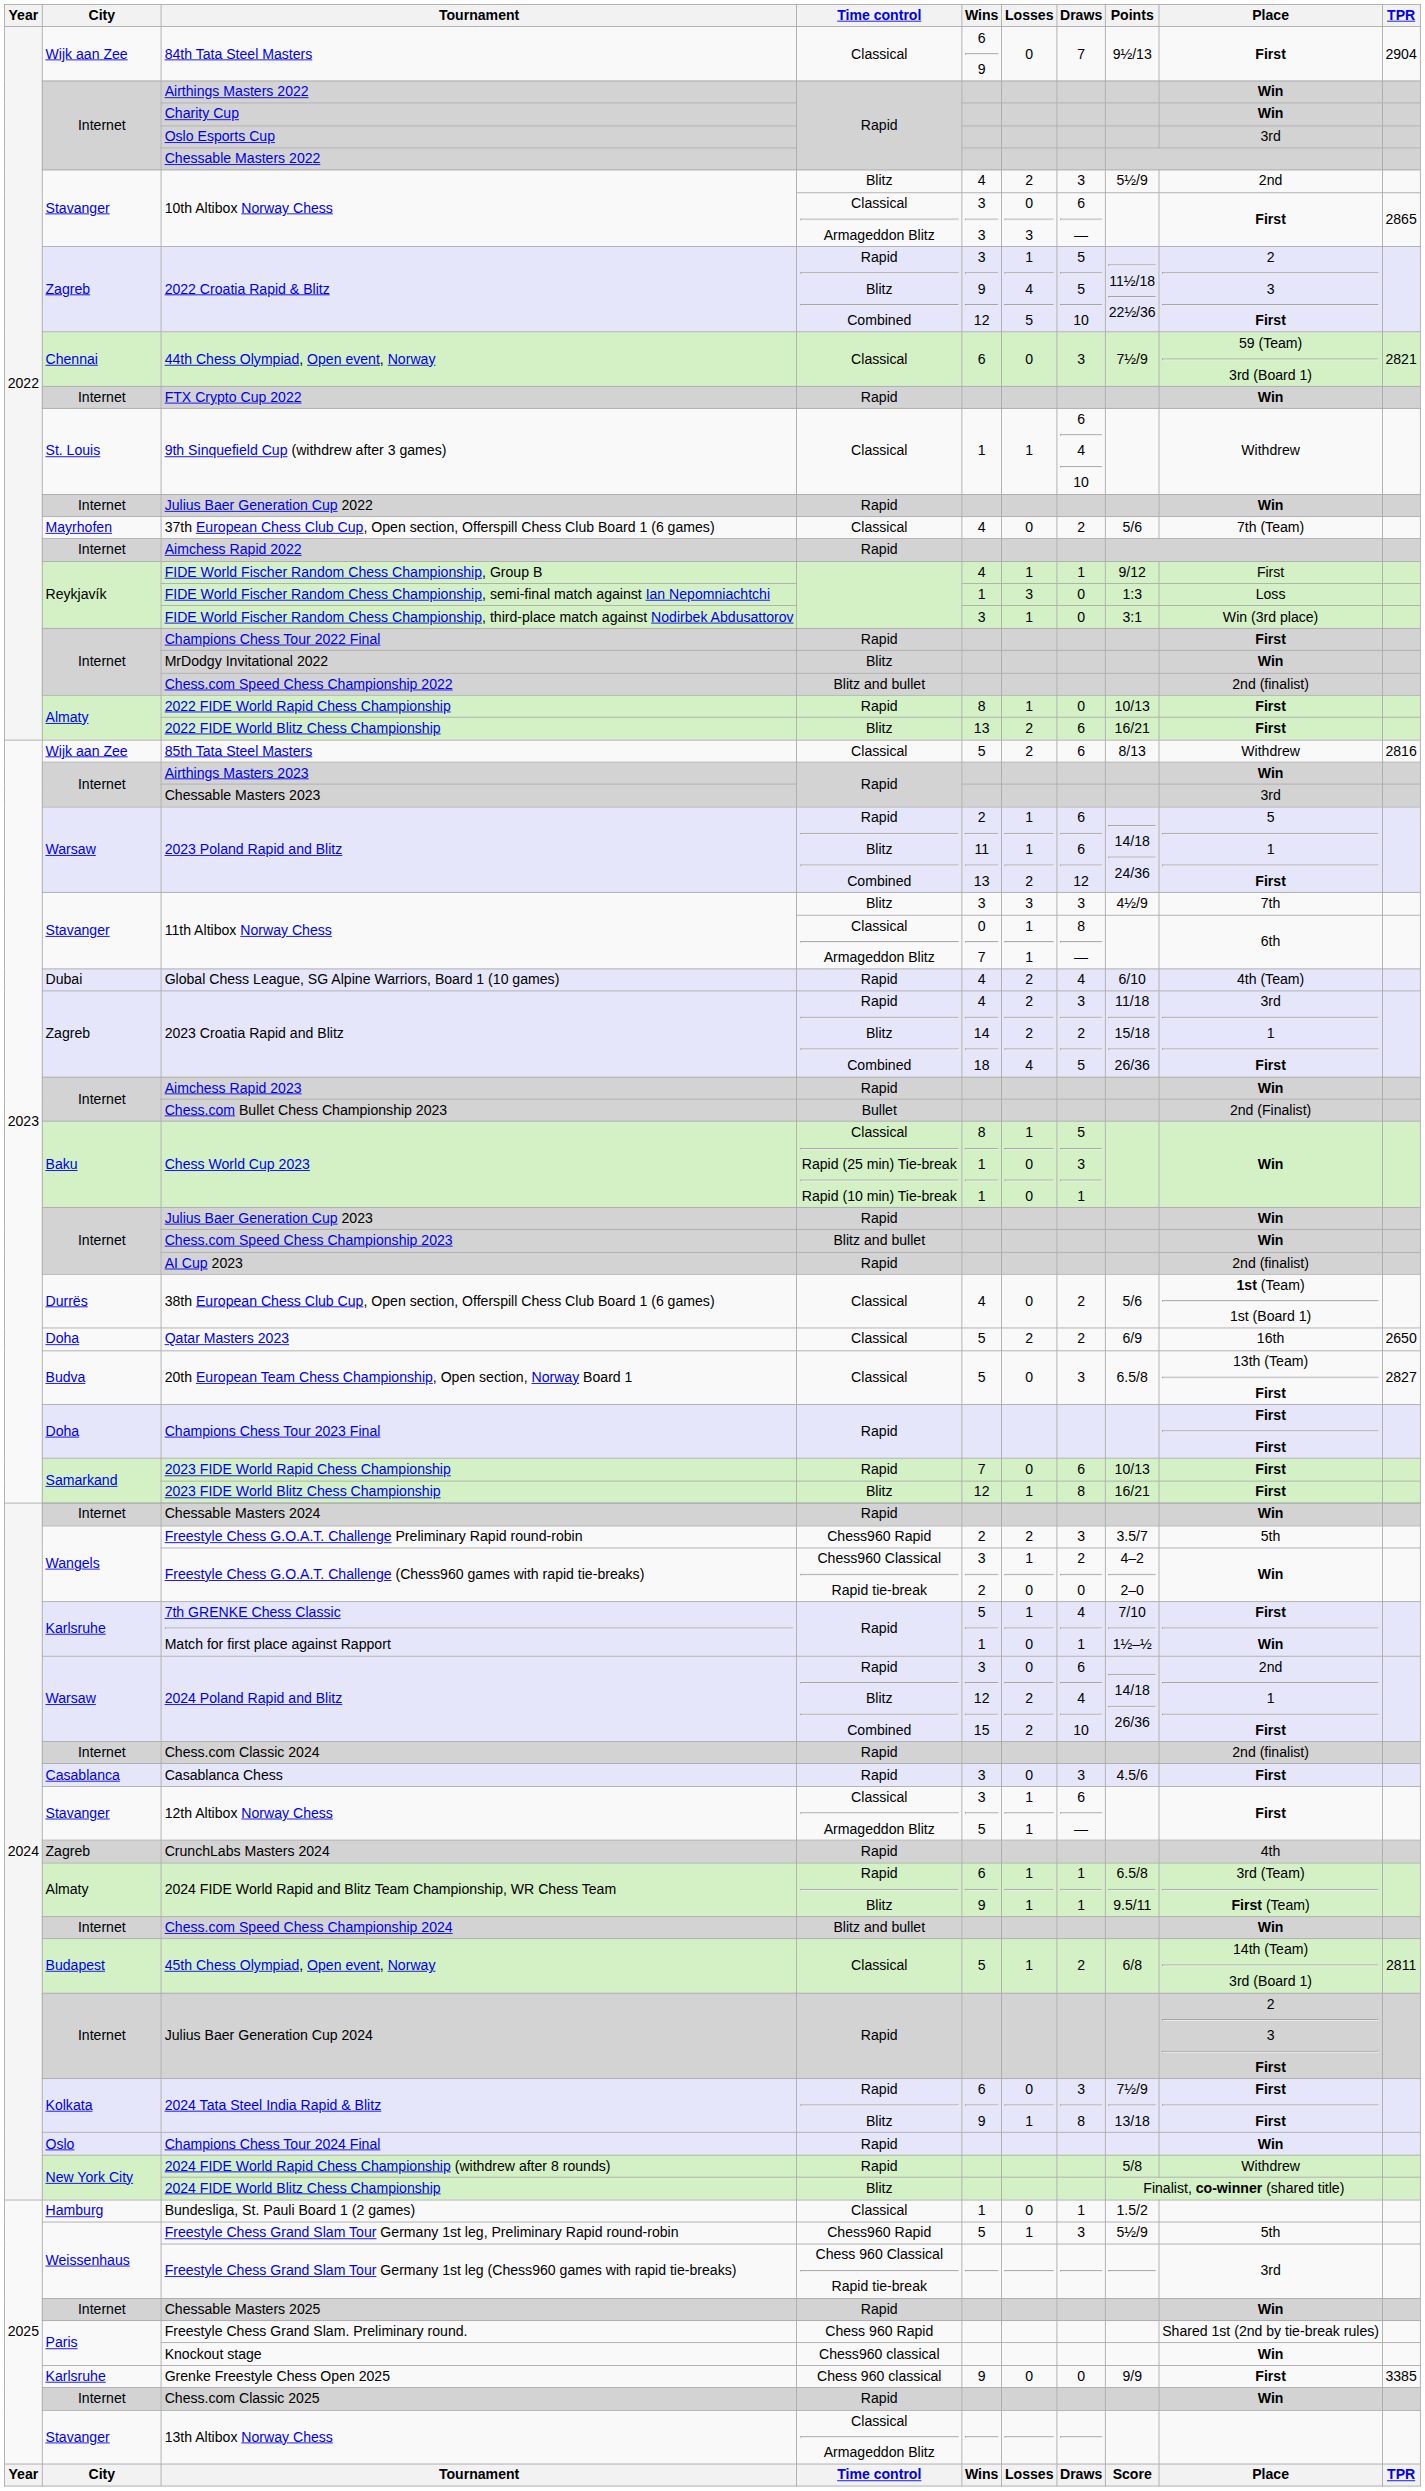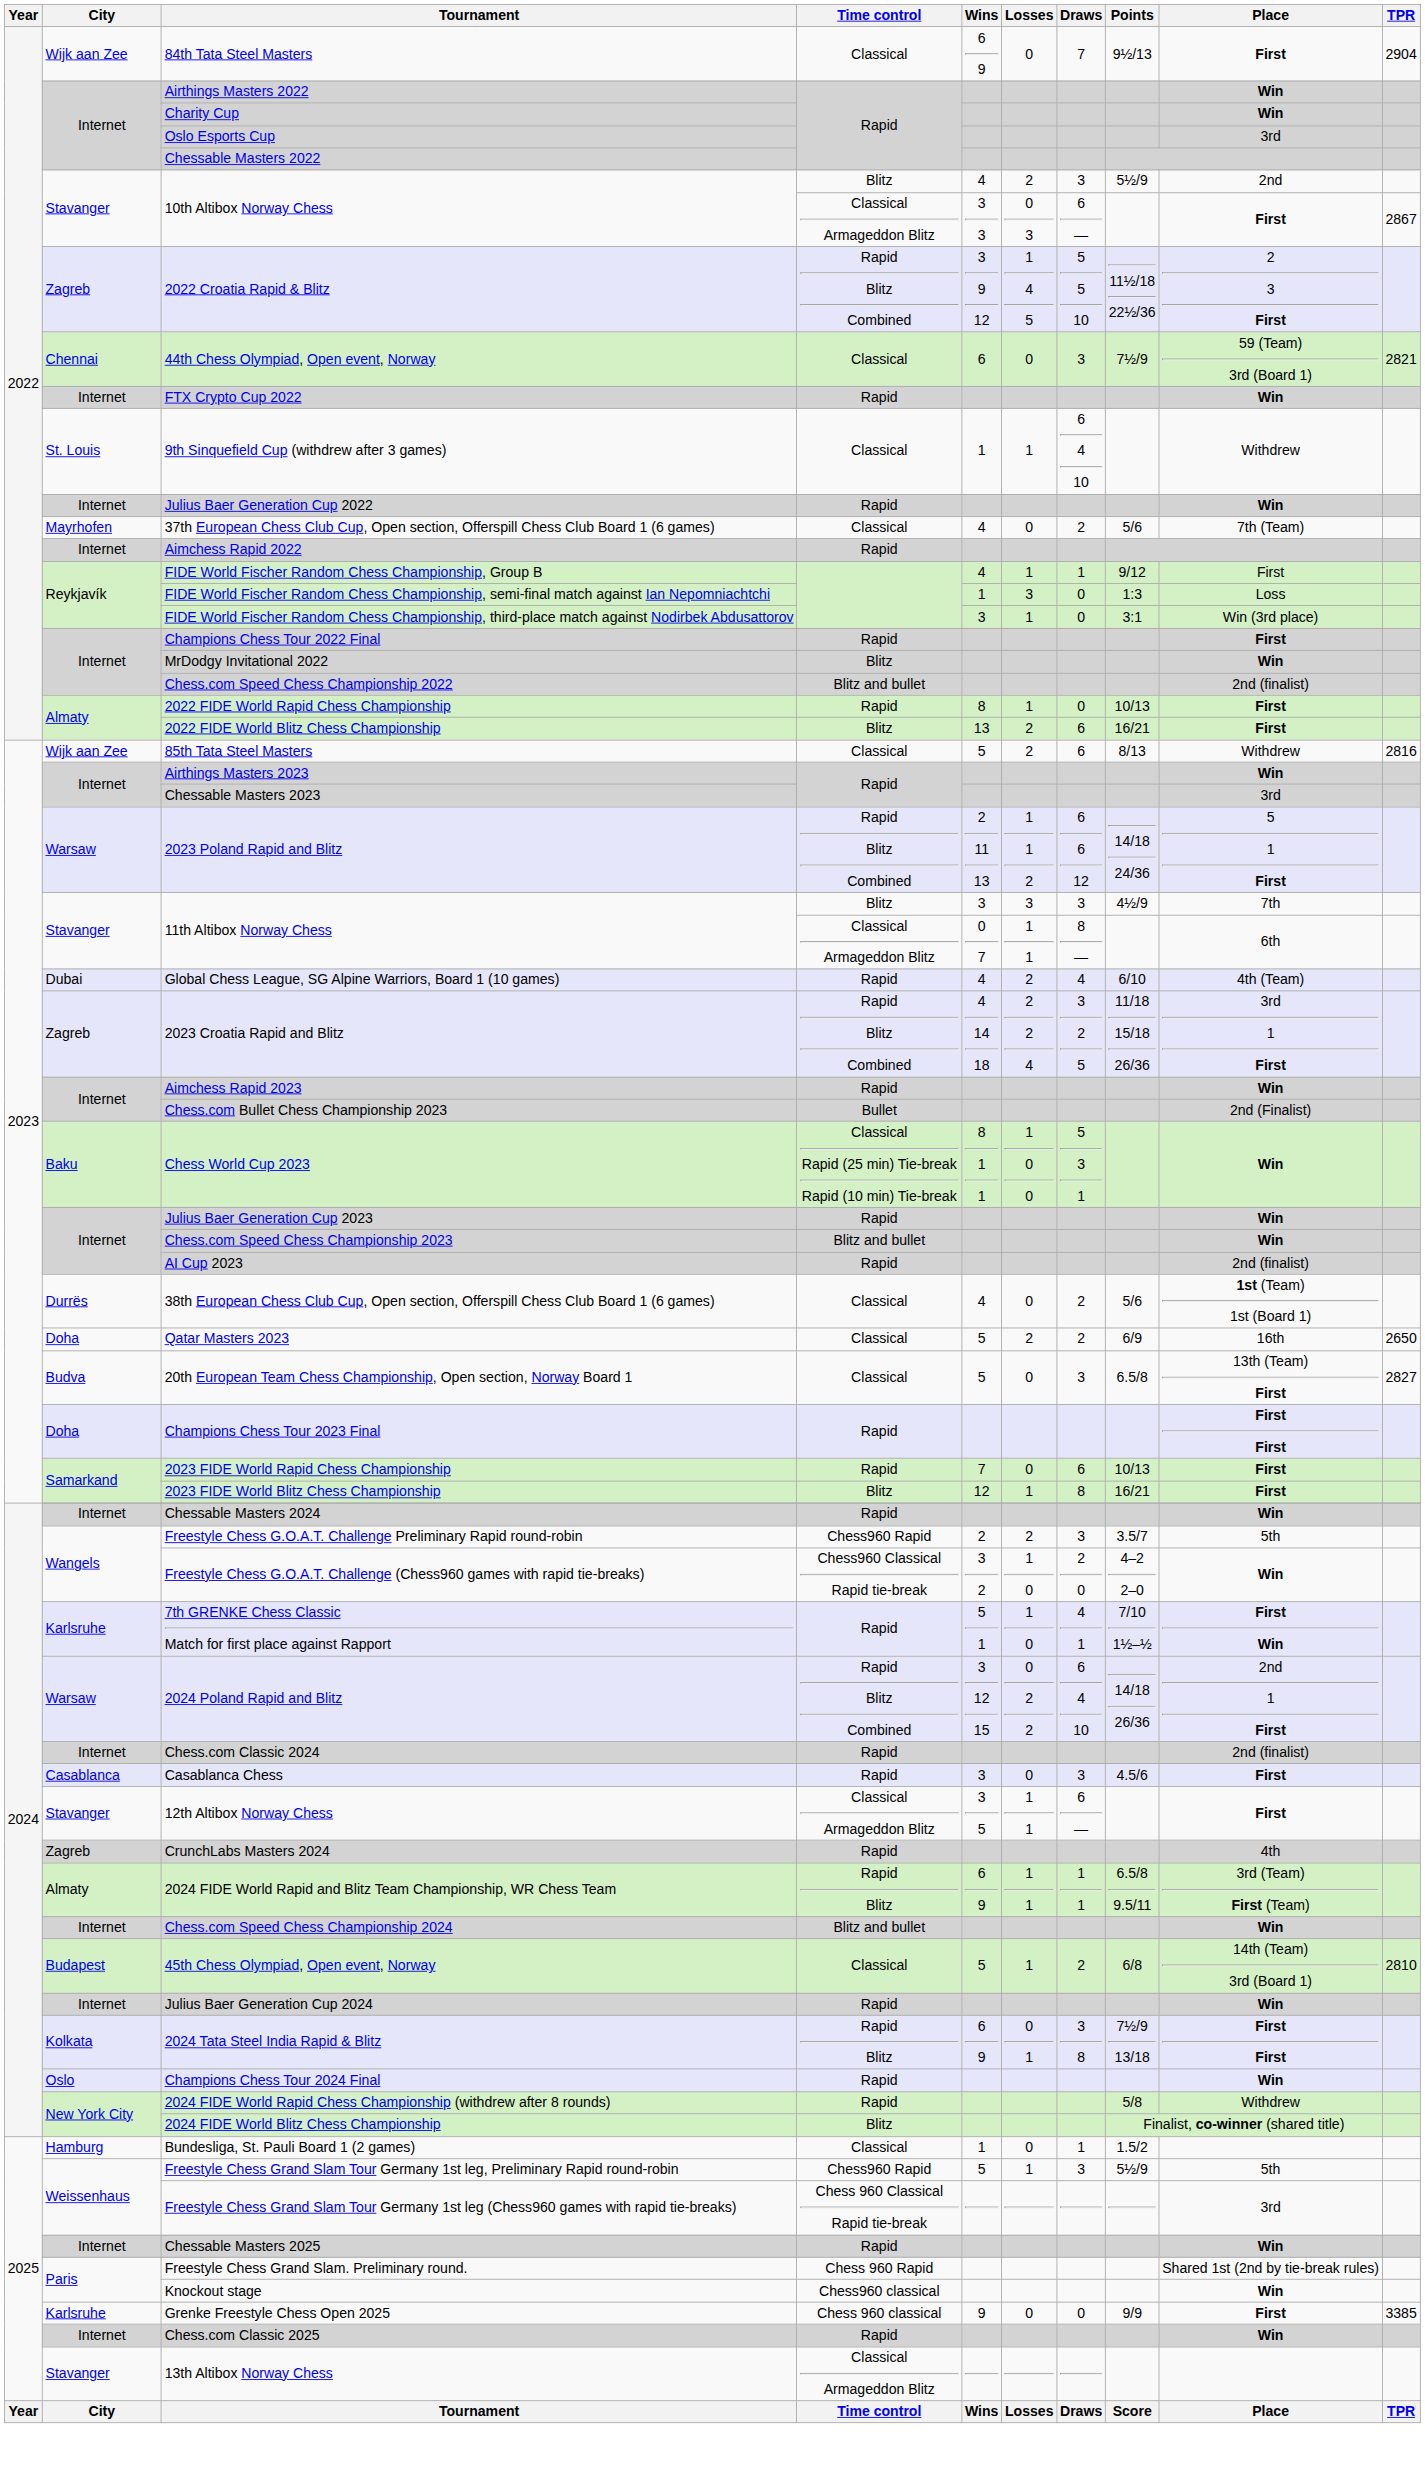(1401, 219) 2865 -> (1401, 219) 2867
(1401, 1965) 2811 -> (1401, 1965) 2810
(1271, 2035) 2 3 First -> (1271, 2004) Win
